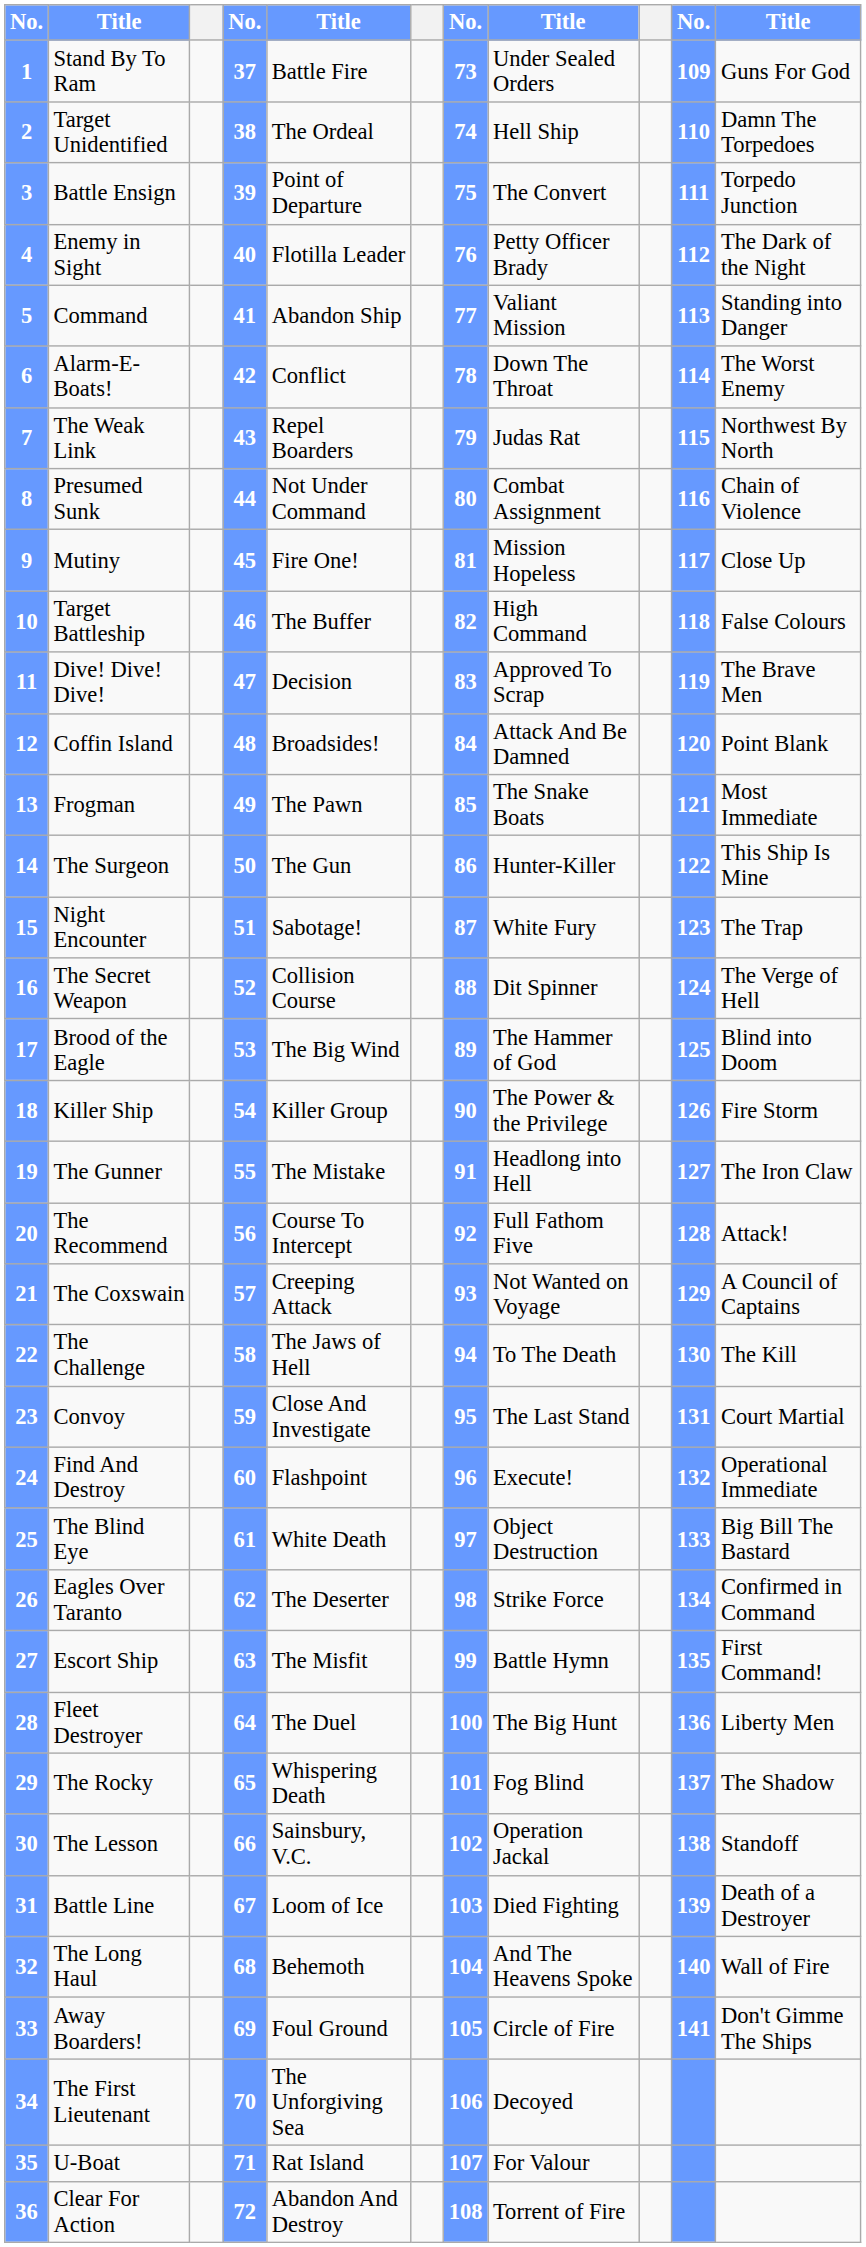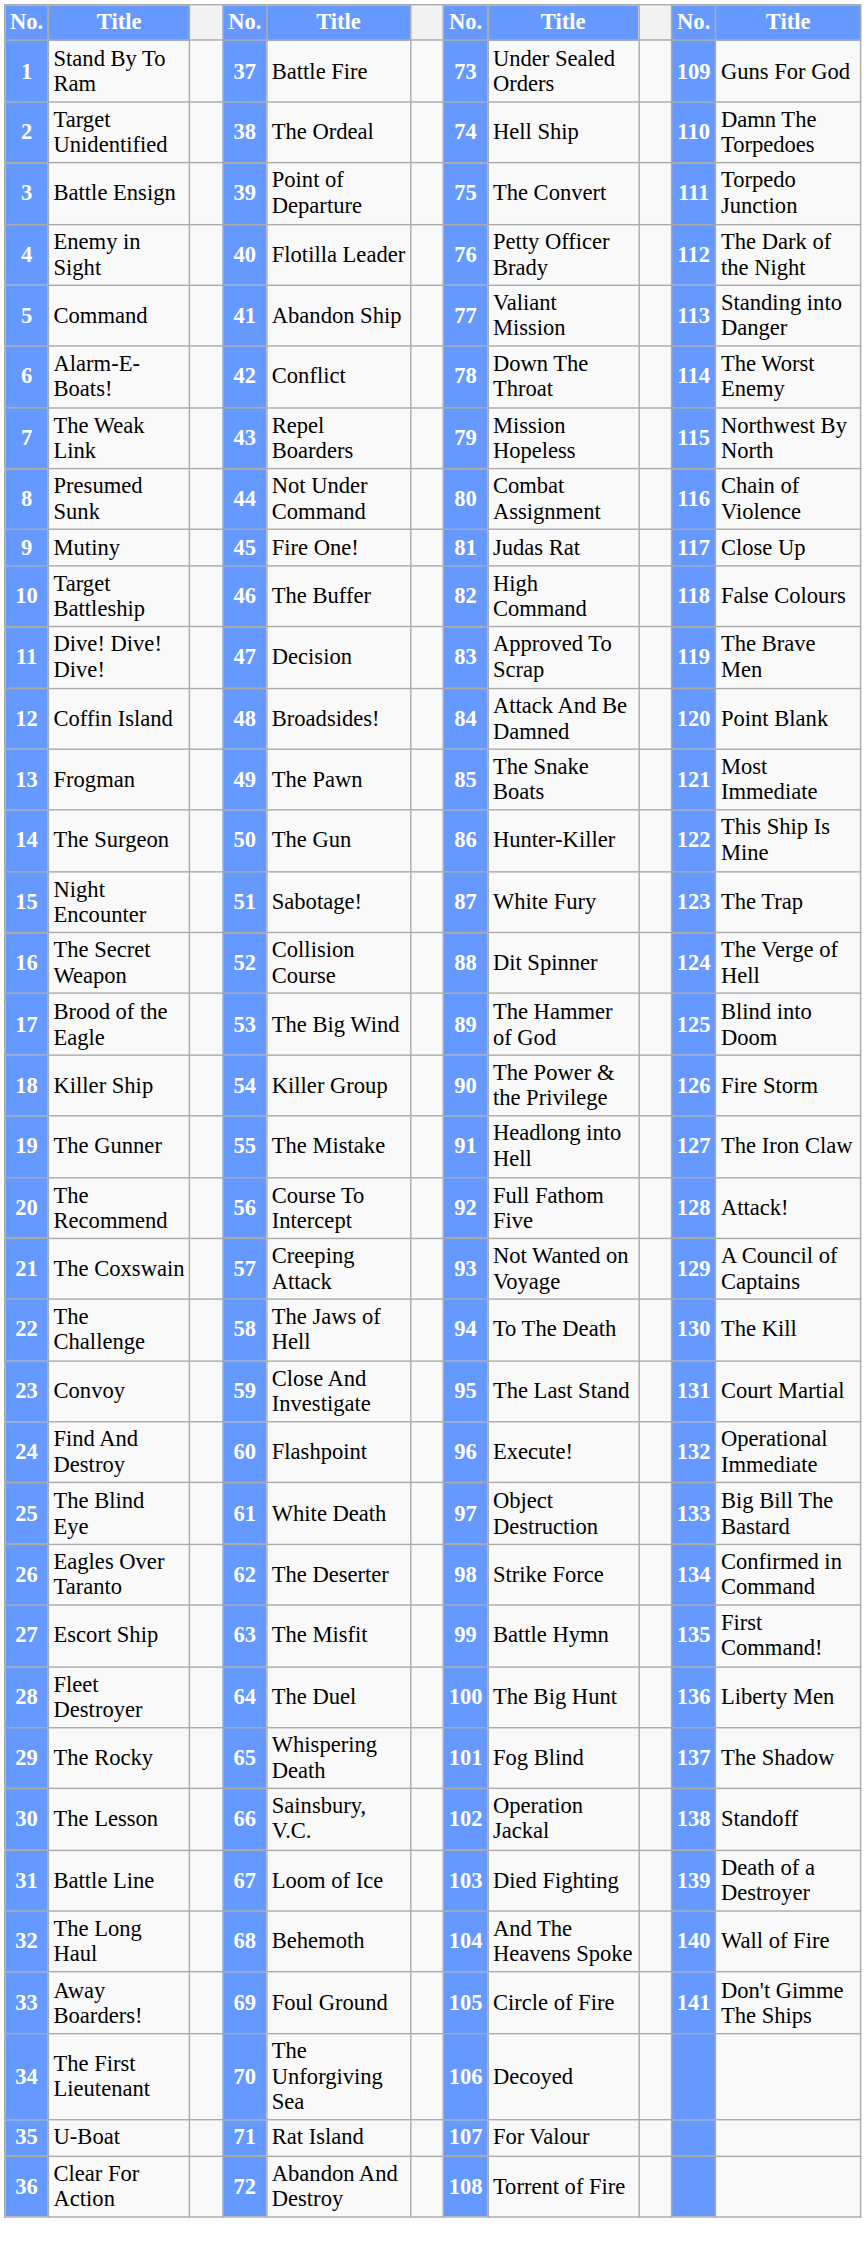(536, 437) Judas Rat -> (534, 437) Mission Hopeless
(534, 560) Mission Hopeless -> (536, 547) Judas Rat
